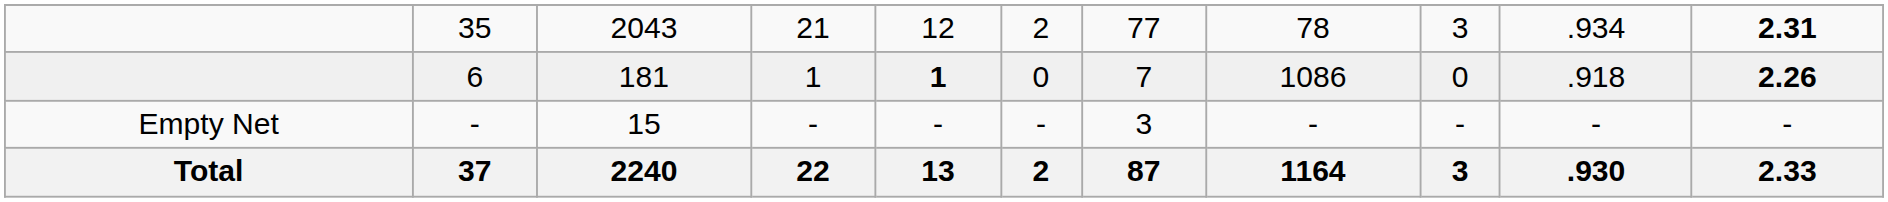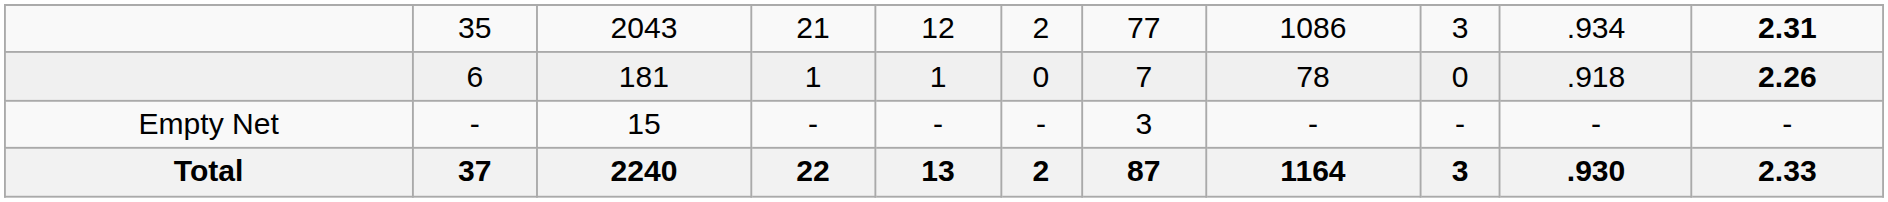(1313, 28) 78 -> (1313, 28) 1086
(938, 76) bold -> (938, 76) normal
(1313, 76) 1086 -> (1313, 76) 78
